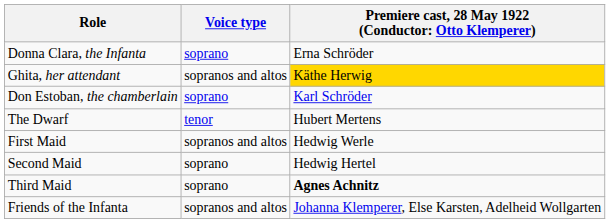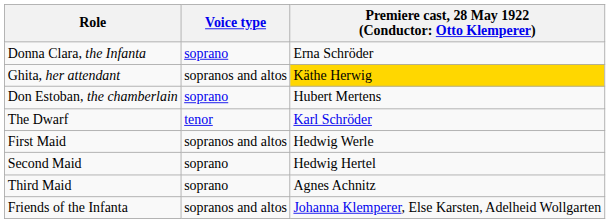(333, 97) Karl Schröder -> (337, 97) Hubert Mertens
(337, 119) Hubert Mertens -> (333, 119) Karl Schröder
(336, 185) bold -> (335, 185) normal
